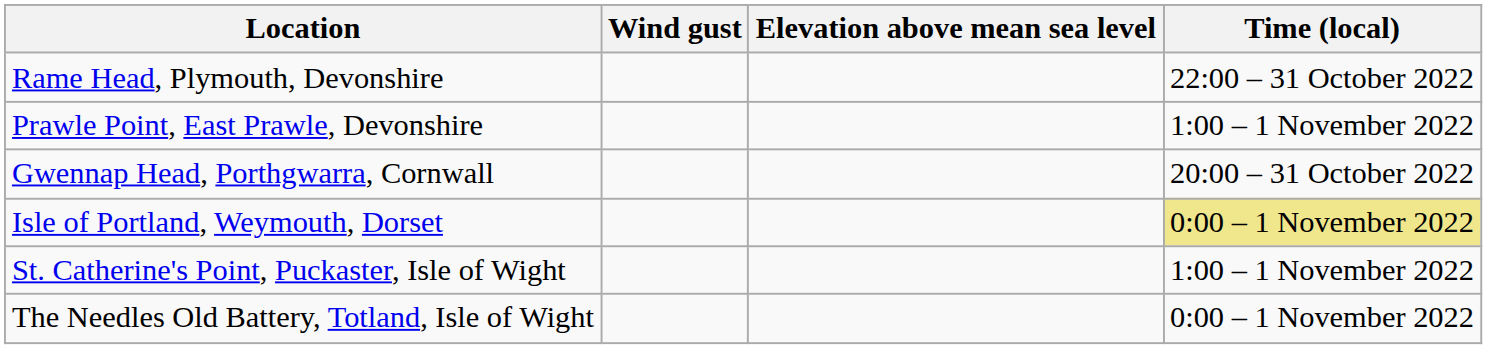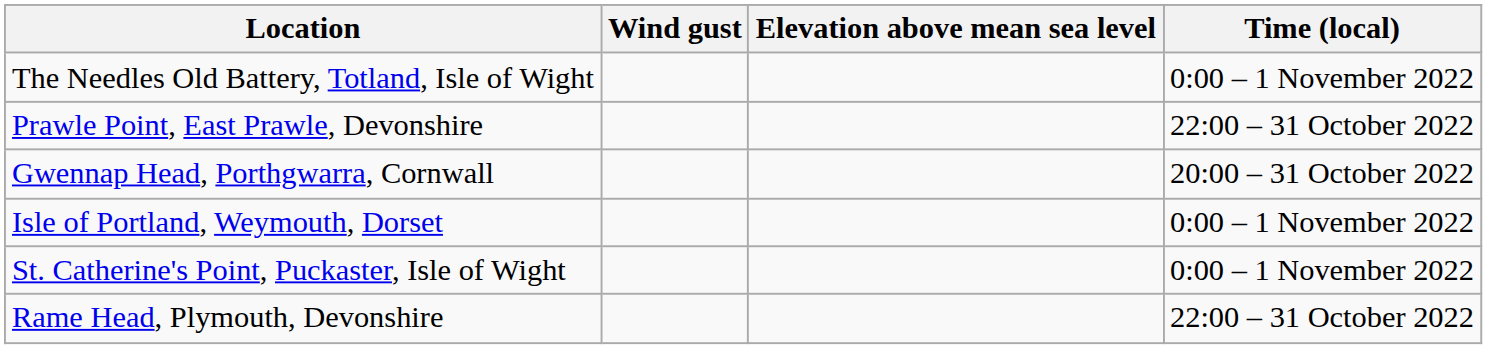rows swapped: (303, 317) <-> (228, 76)
(1322, 125) 1:00 – 1 November 2022 -> (1322, 125) 22:00 – 31 October 2022
(1322, 221) khaki background -> (1322, 221) no background
(1322, 269) 1:00 – 1 November 2022 -> (1322, 269) 0:00 – 1 November 2022
